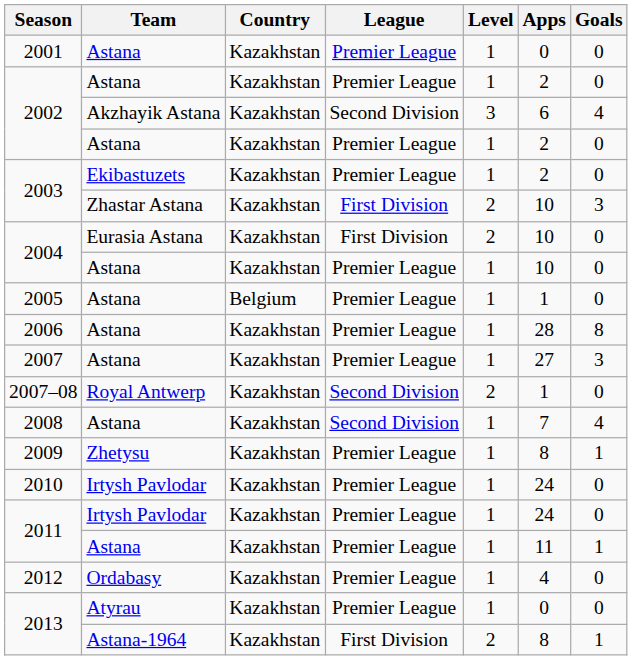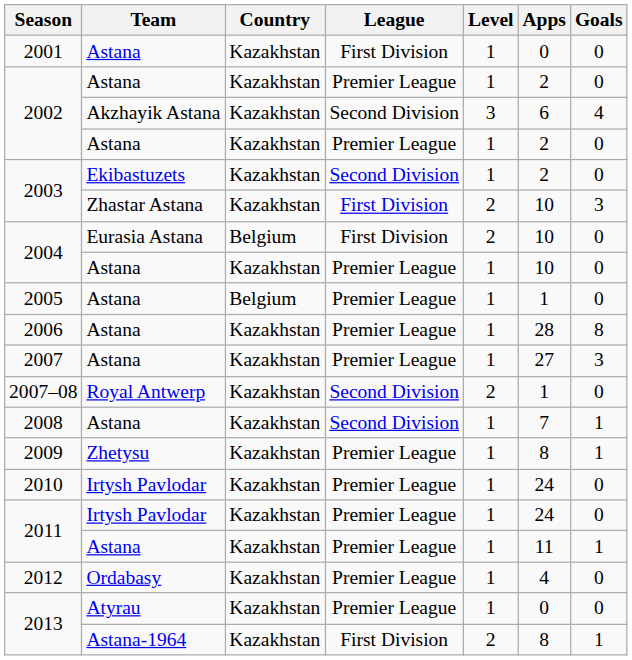(394, 50) Premier League -> (394, 50) First Division
(394, 174) Premier League -> (394, 174) Second Division
(275, 236) Kazakhstan -> (263, 236) Belgium
(599, 422) 4 -> (599, 422) 1
